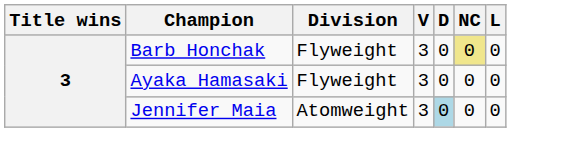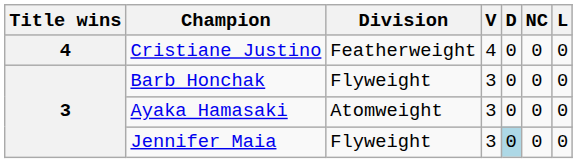+ row: (226, 50)
(469, 50) khaki background -> (537, 81) no background
(347, 81) Flyweight -> (386, 112) Atomweight
(353, 112) Atomweight -> (381, 142) Flyweight
